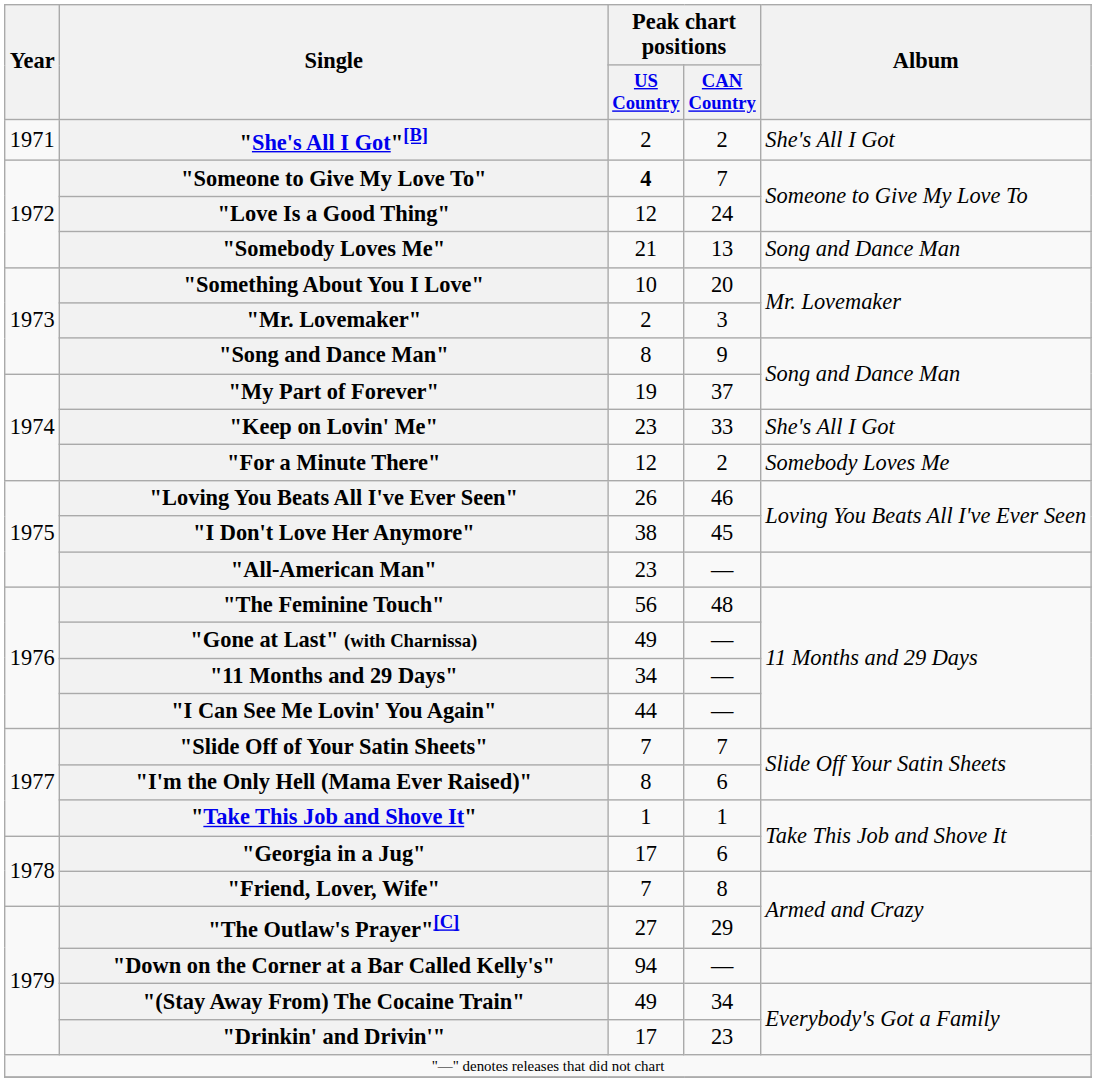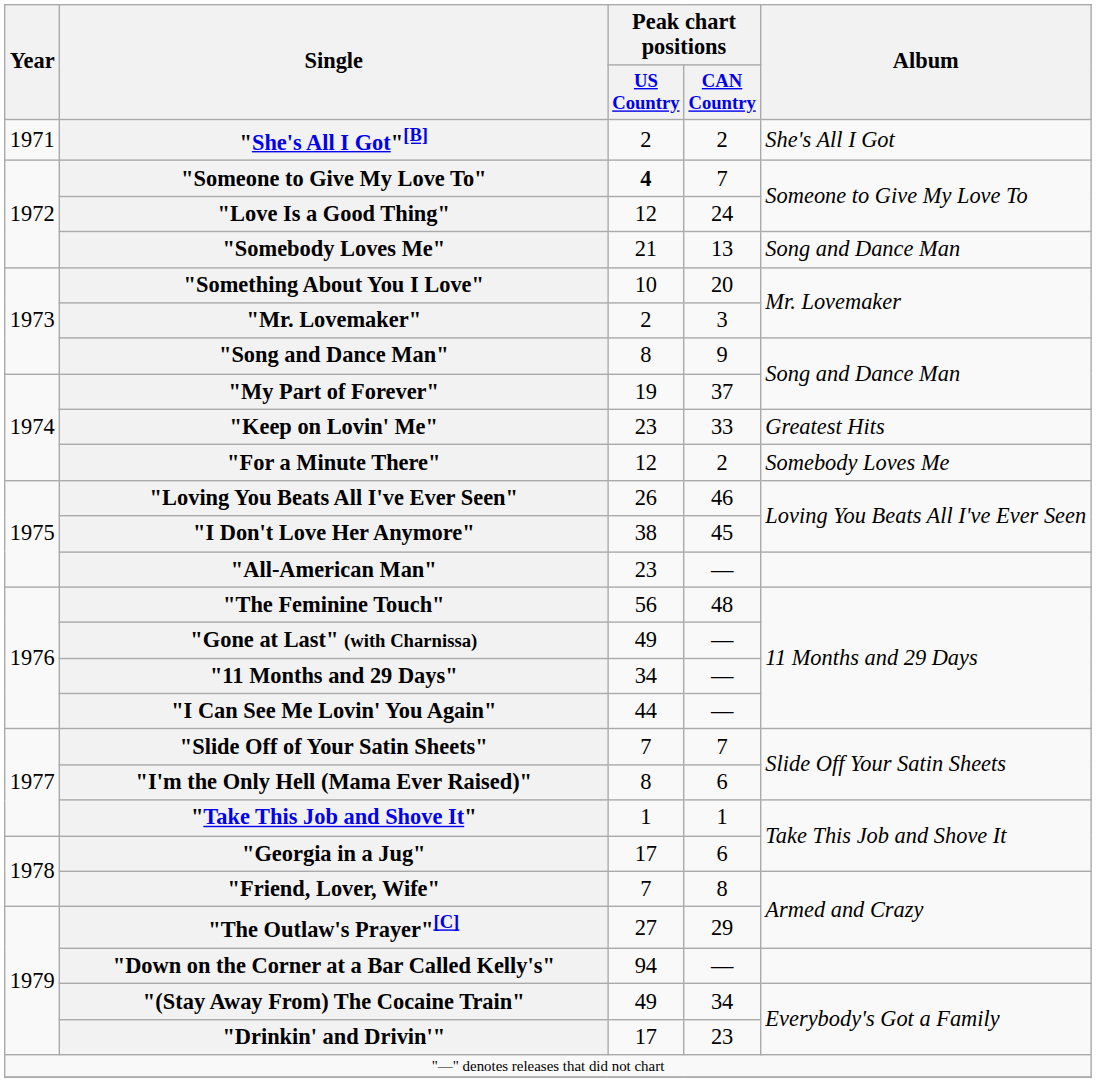(830, 426) She's All I Got -> (825, 426) Greatest Hits
